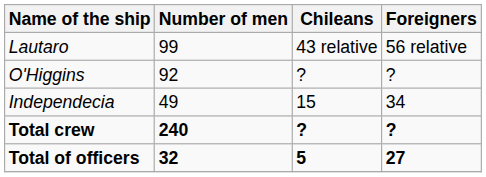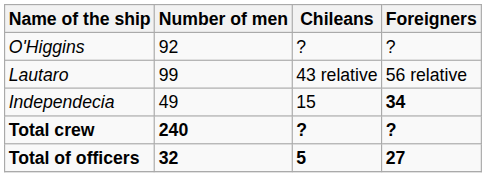rows swapped: (47, 75) <-> (39, 47)
(396, 102) normal -> (396, 102) bold
